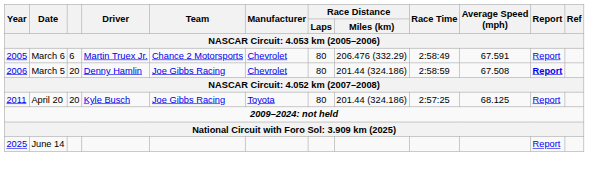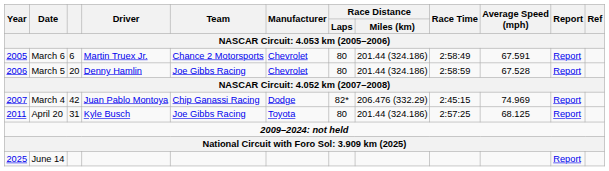(372, 56) 206.476 (332.29) -> (392, 56) 201.44 (324.186)
(495, 71) 67.508 -> (516, 71) 67.528
(548, 71) bold -> (567, 71) normal
+ row: (48, 100)
(74, 100) 20 -> (74, 115) 31
